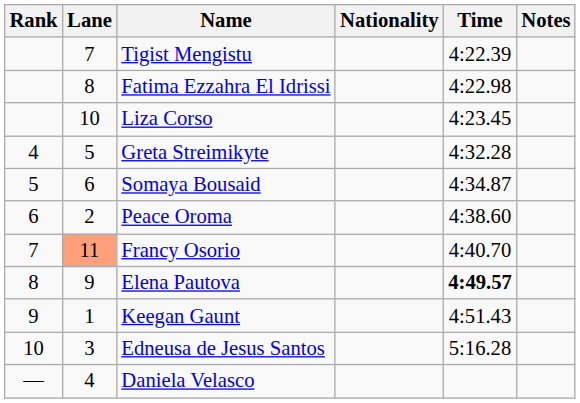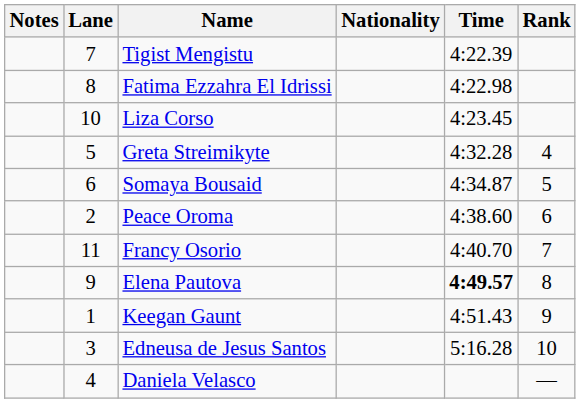columns swapped: (33, 20) <-> (546, 20)
(89, 250) lightsalmon background -> (91, 250) no background
